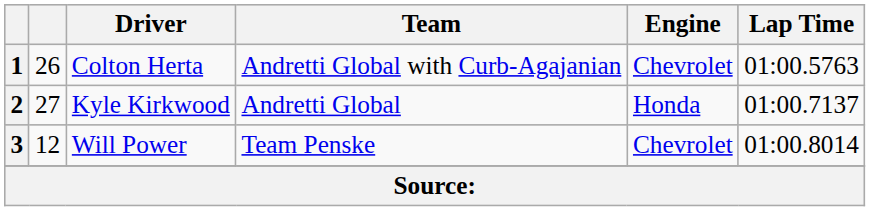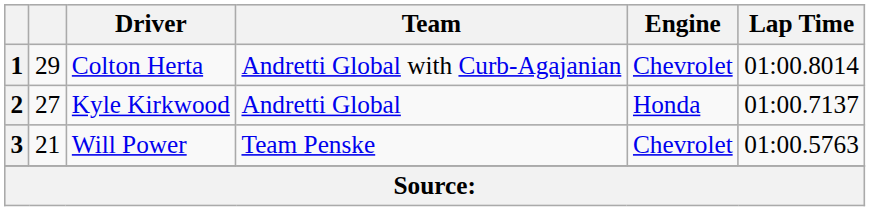(48, 64) 26 -> (48, 64) 29
(802, 64) 01:00.5763 -> (802, 64) 01:00.8014
(48, 144) 12 -> (48, 144) 21
(802, 144) 01:00.8014 -> (802, 144) 01:00.5763
